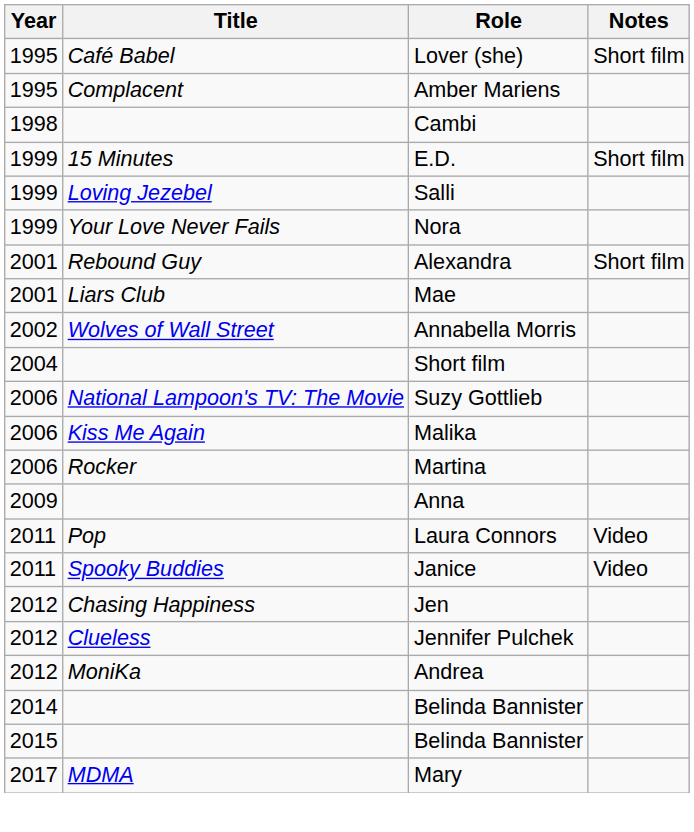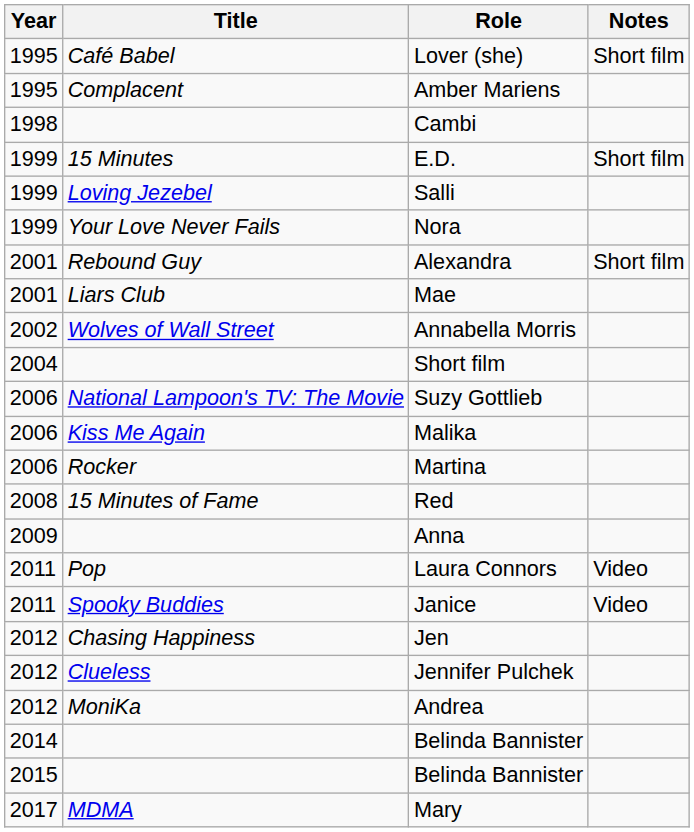+ row: (34, 501)
